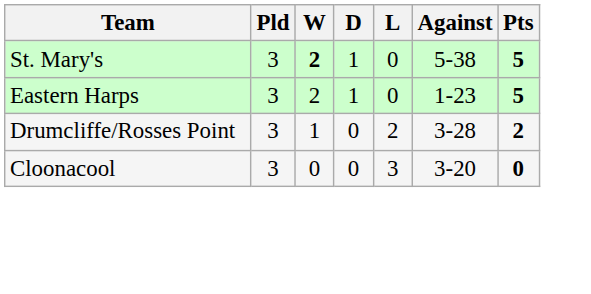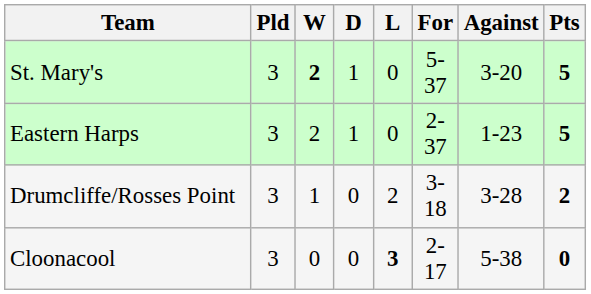+ column: (435, 22)
(455, 58) 5-38 -> (501, 71) 3-20
(393, 167) normal -> (393, 257) bold
(455, 167) 3-20 -> (501, 257) 5-38
